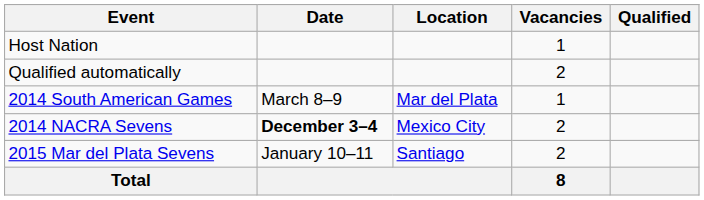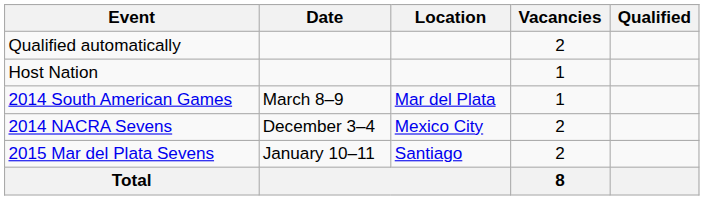rows swapped: (53, 45) <-> (95, 72)
(319, 126) bold -> (319, 126) normal
